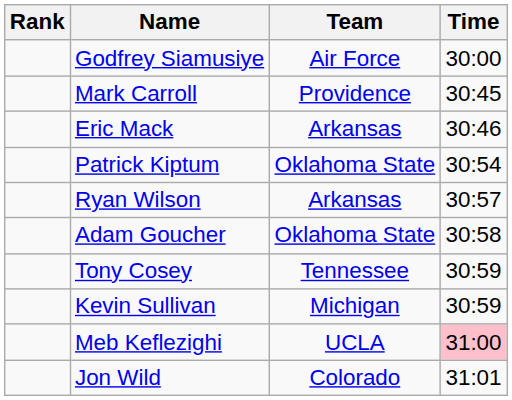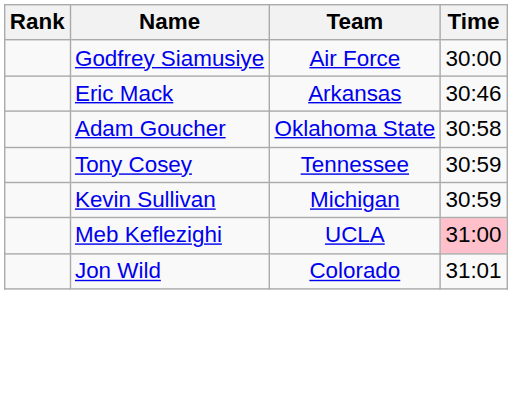- row: (136, 93)
- row: (147, 164)
- row: (138, 199)
